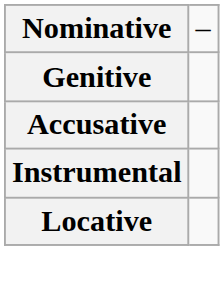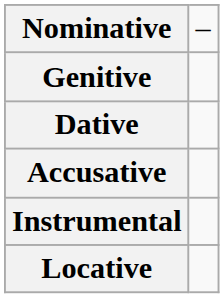+ row: (97, 124)
